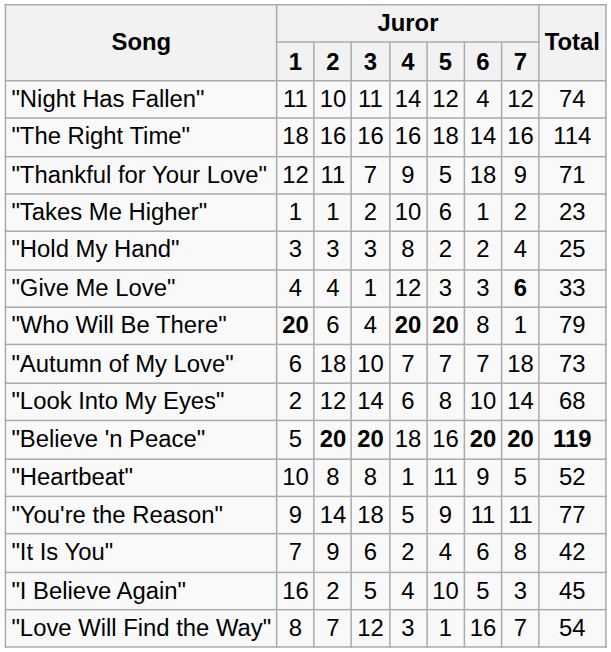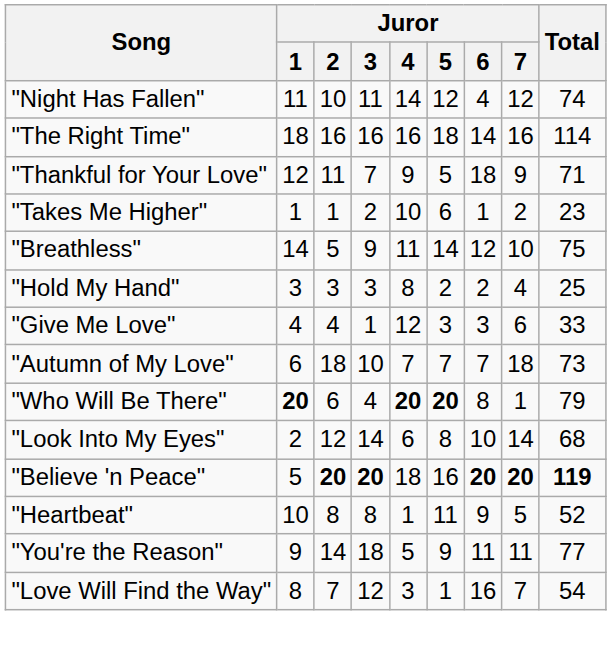+ row: (76, 250)
(520, 288) bold -> (520, 325) normal
rows swapped: (119, 325) <-> (123, 363)
- row: (62, 552)
- row: (99, 590)
